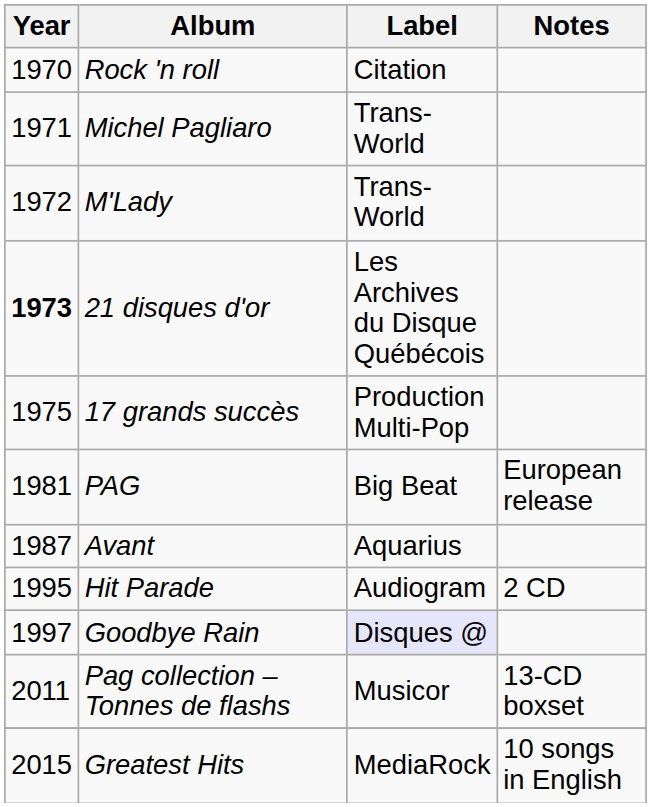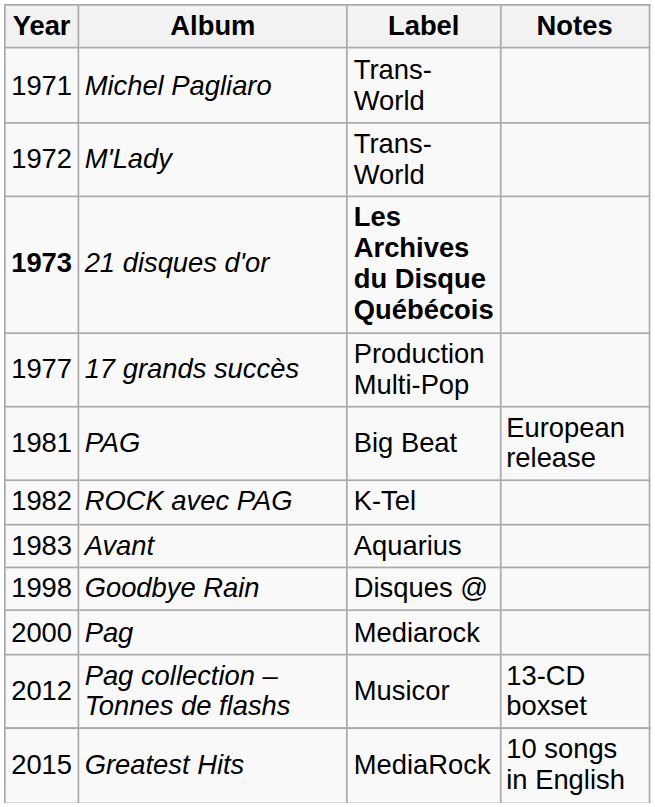- row: (152, 69)
(419, 307) normal -> (424, 264) bold
(42, 412) 1975 -> (42, 369) 1977
+ row: (189, 502)
(42, 545) 1987 -> (42, 545) 1983
- row: (149, 588)
(42, 632) 1997 -> (42, 588) 1998
(421, 632) lavender background -> (421, 588) no background
+ row: (109, 632)
(41, 690) 2011 -> (42, 690) 2012
